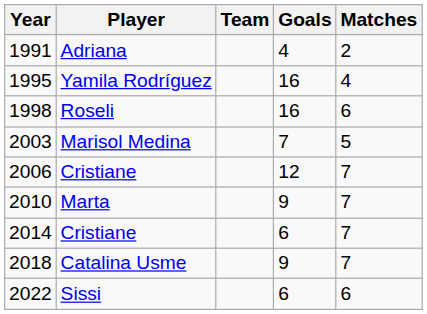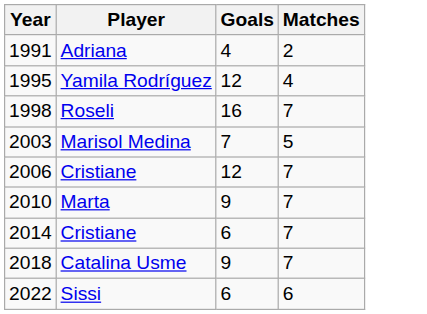- column: (245, 19)
(289, 80) 16 -> (231, 80) 12
(346, 111) 6 -> (288, 111) 7
